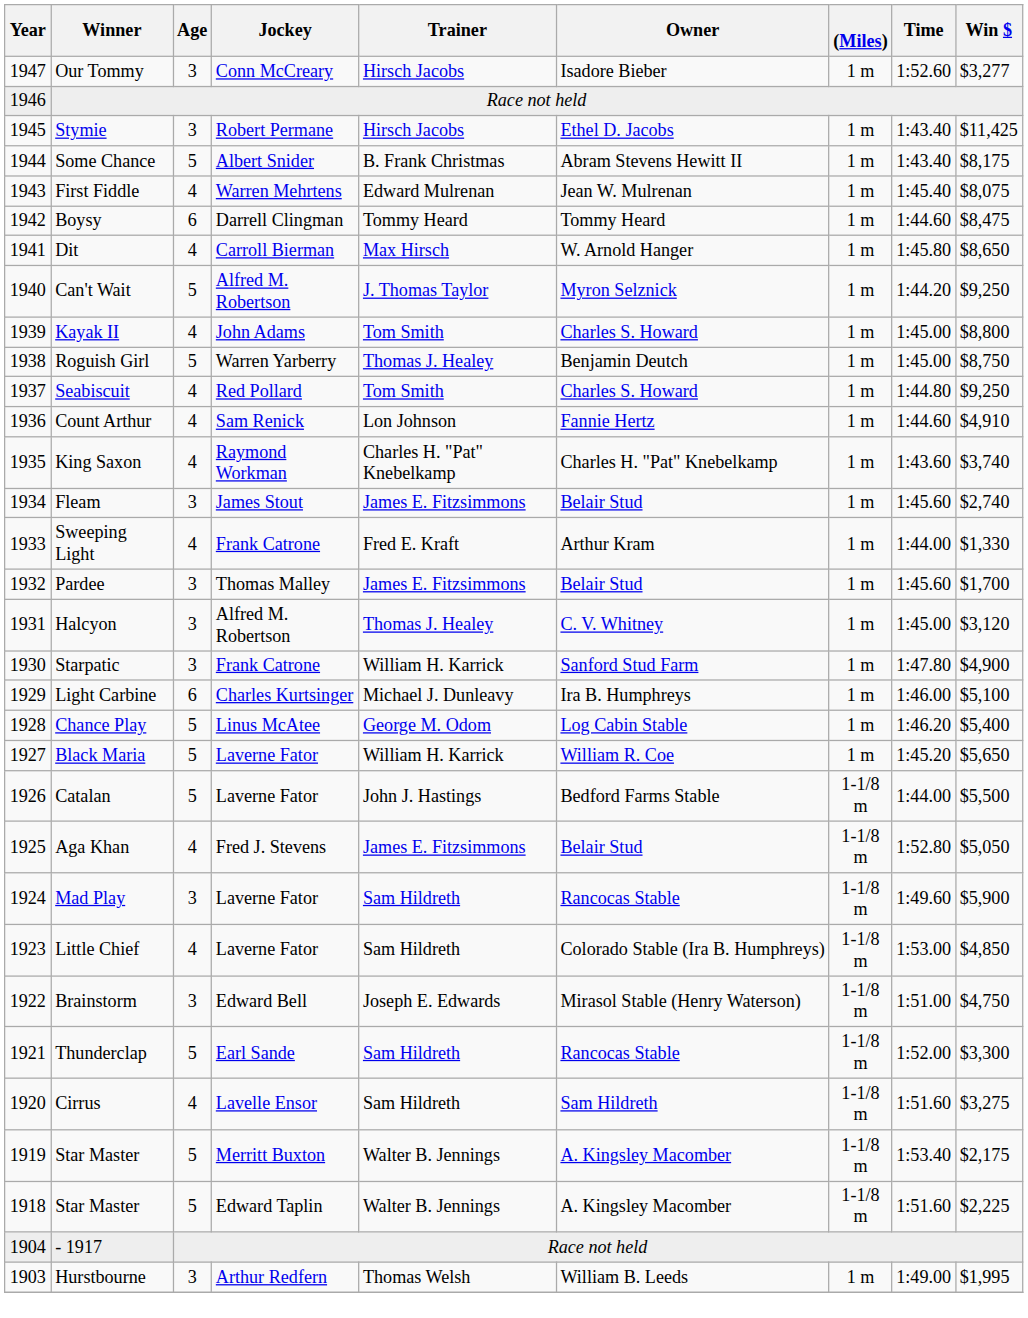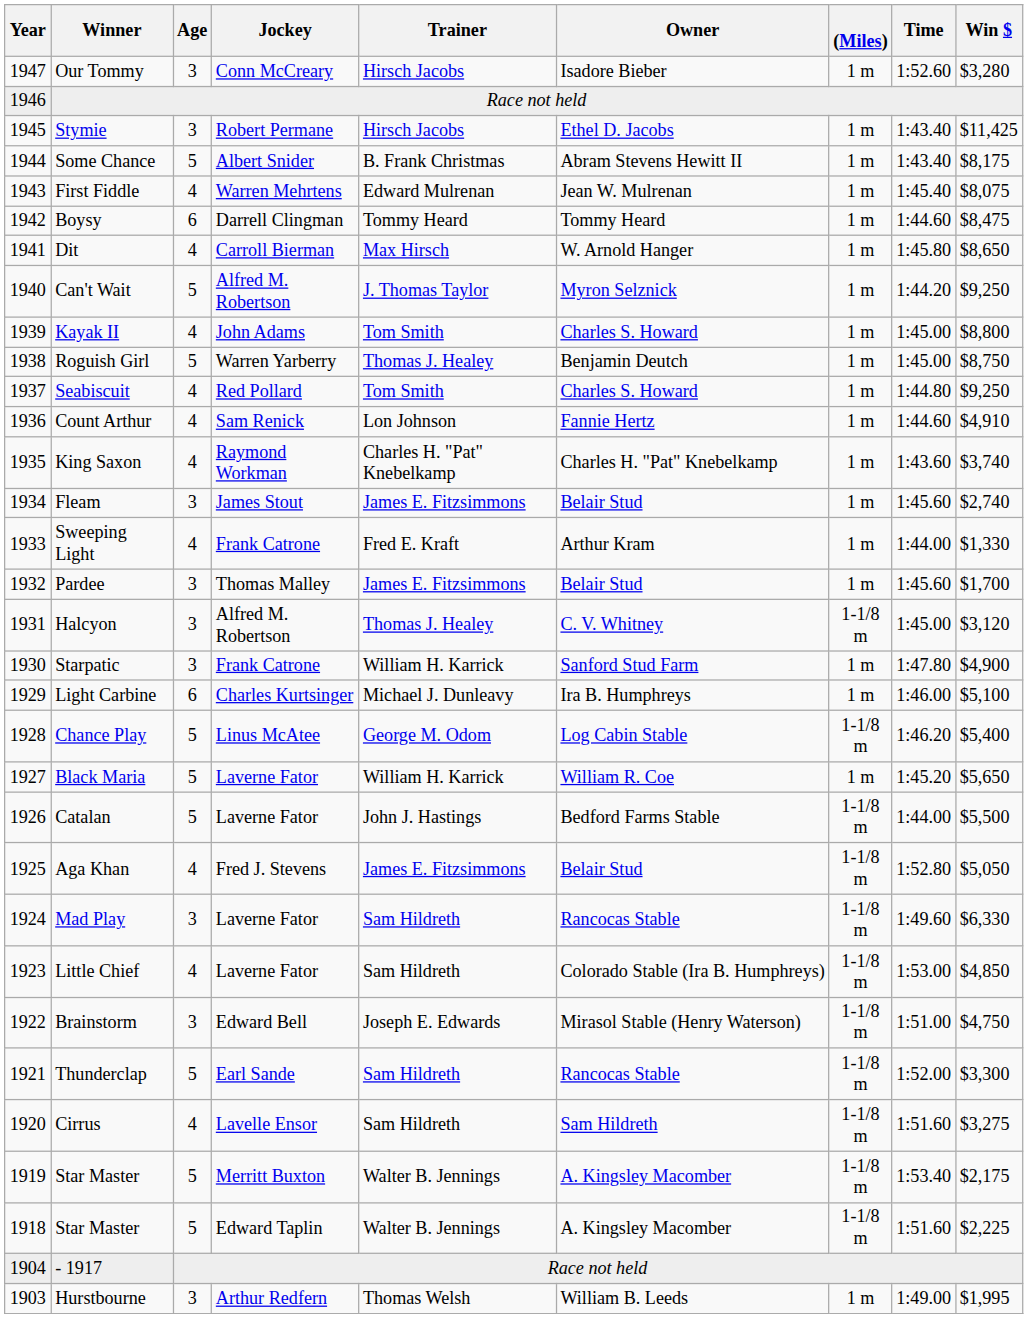(985, 71) $3,277 -> (985, 71) $3,280
(861, 624) 1 m -> (861, 624) 1-1/8 m
(861, 725) 1 m -> (861, 736) 1-1/8 m
(985, 898) $5,900 -> (985, 920) $6,330
